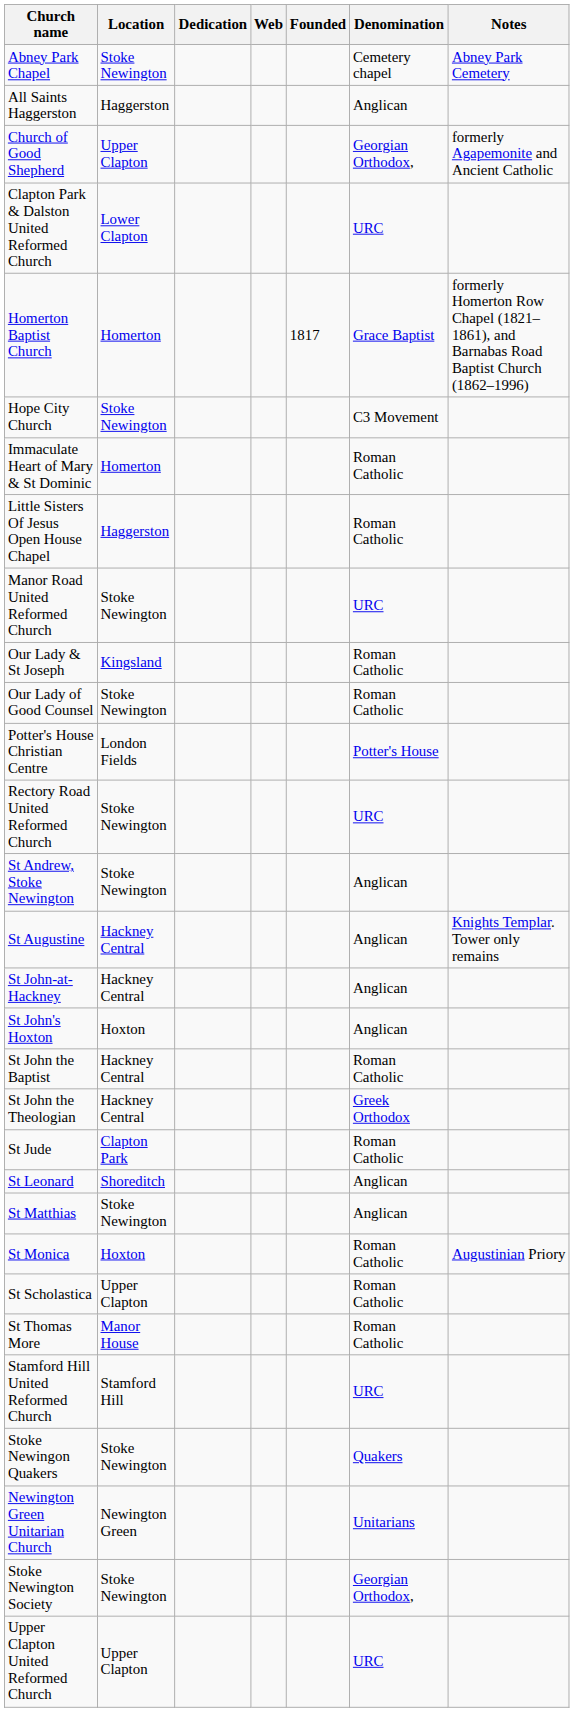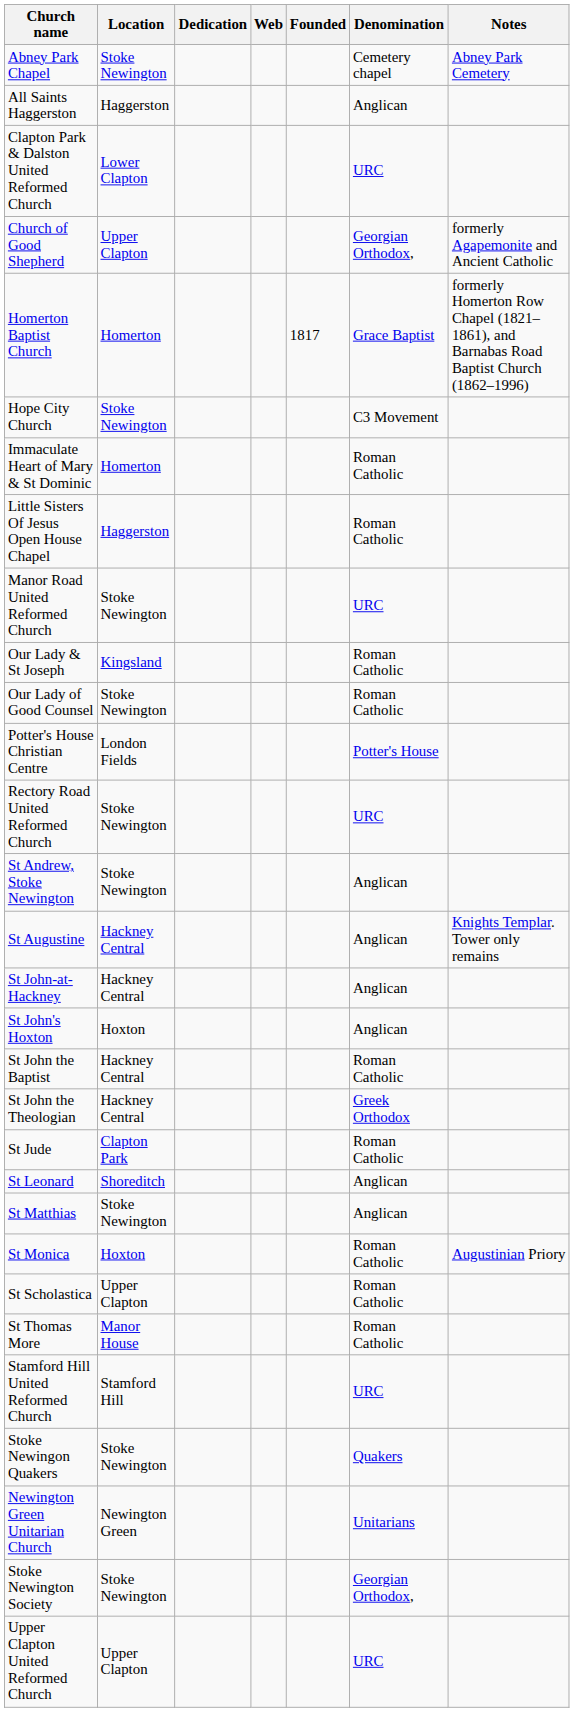rows swapped: (38, 154) <-> (47, 227)
